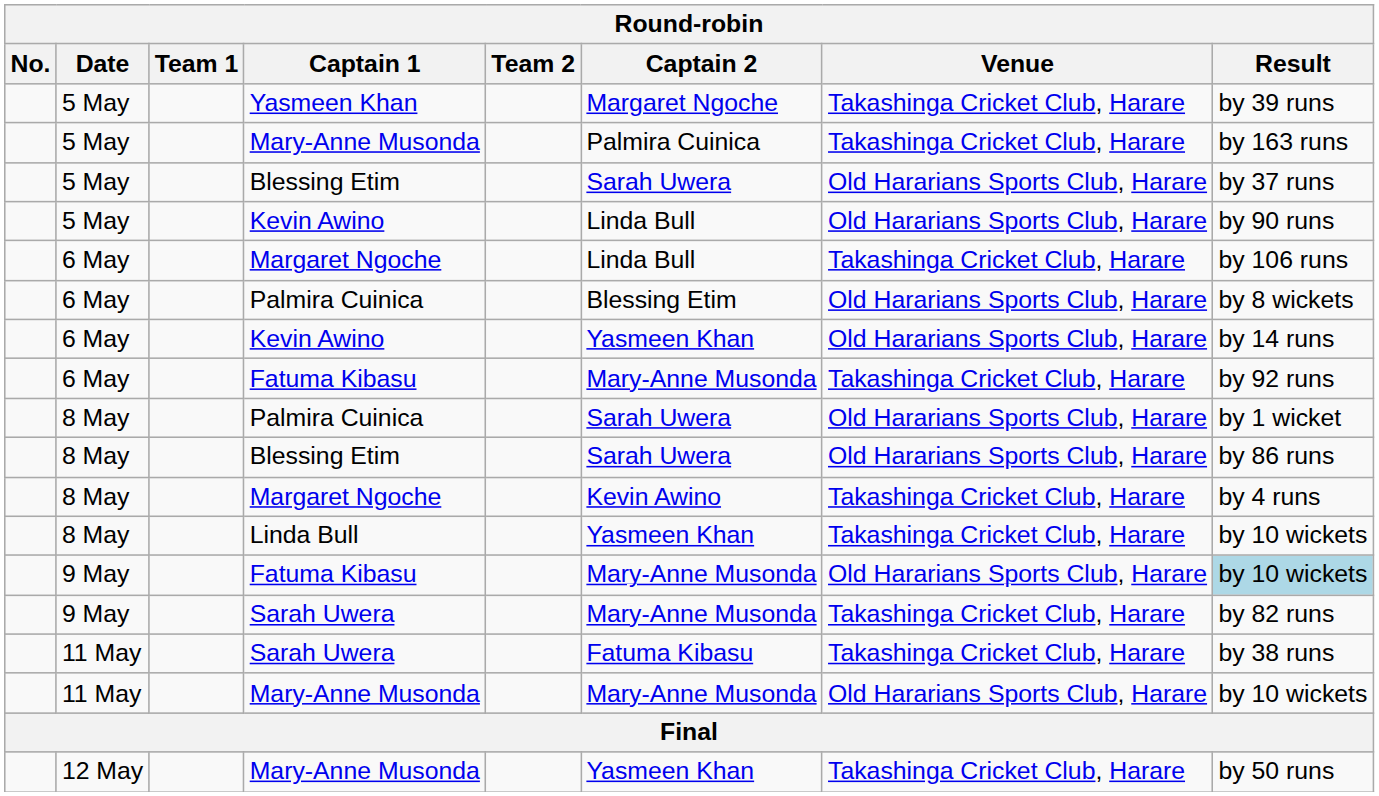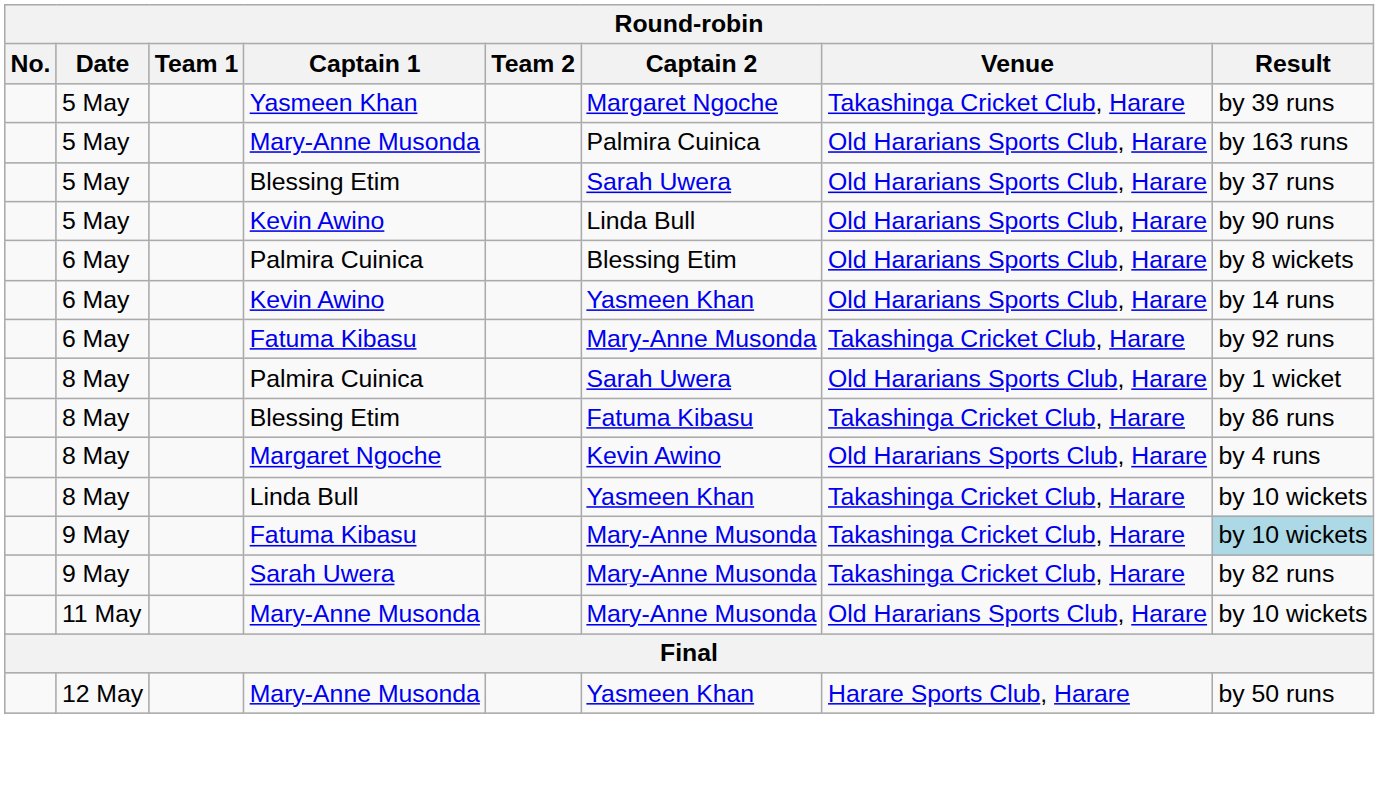(1007, 142) Takashinga Cricket Club, Harare -> (1018, 142) Old Hararians Sports Club, Harare
- row: (96, 260)
(659, 456) Sarah Uwera -> (670, 417) Fatuma Kibasu
(1018, 456) Old Hararians Sports Club, Harare -> (1007, 417) Takashinga Cricket Club, Harare
(1007, 496) Takashinga Cricket Club, Harare -> (1018, 456) Old Hararians Sports Club, Harare
(1018, 574) Old Hararians Sports Club, Harare -> (1007, 535) Takashinga Cricket Club, Harare
- row: (102, 653)
(1007, 771) Takashinga Cricket Club, Harare -> (979, 692) Harare Sports Club, Harare
